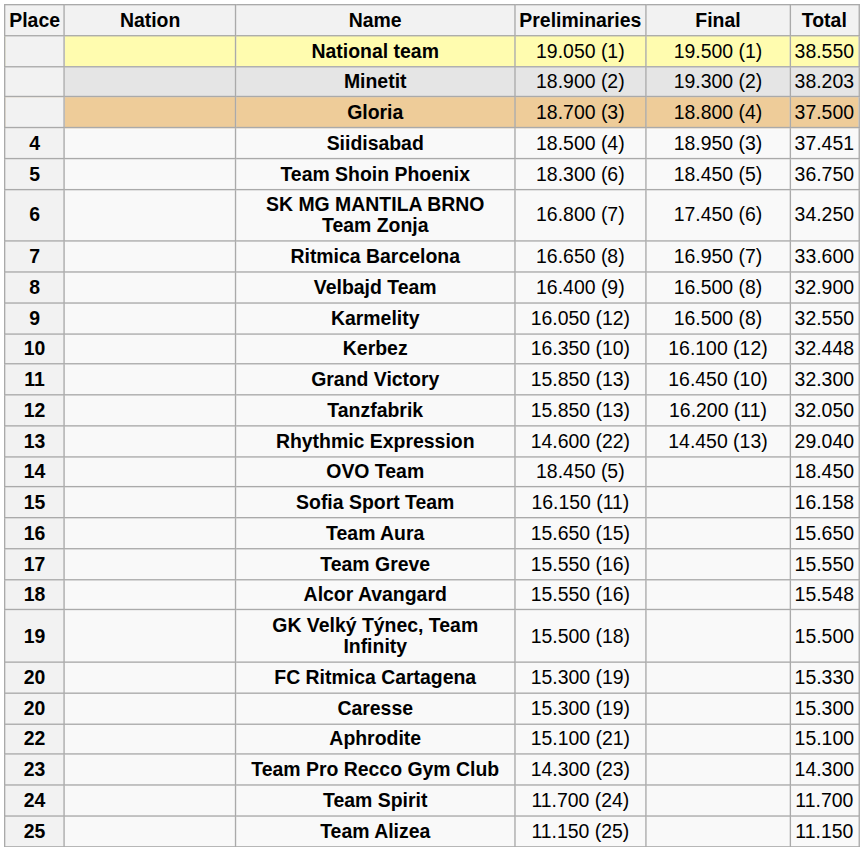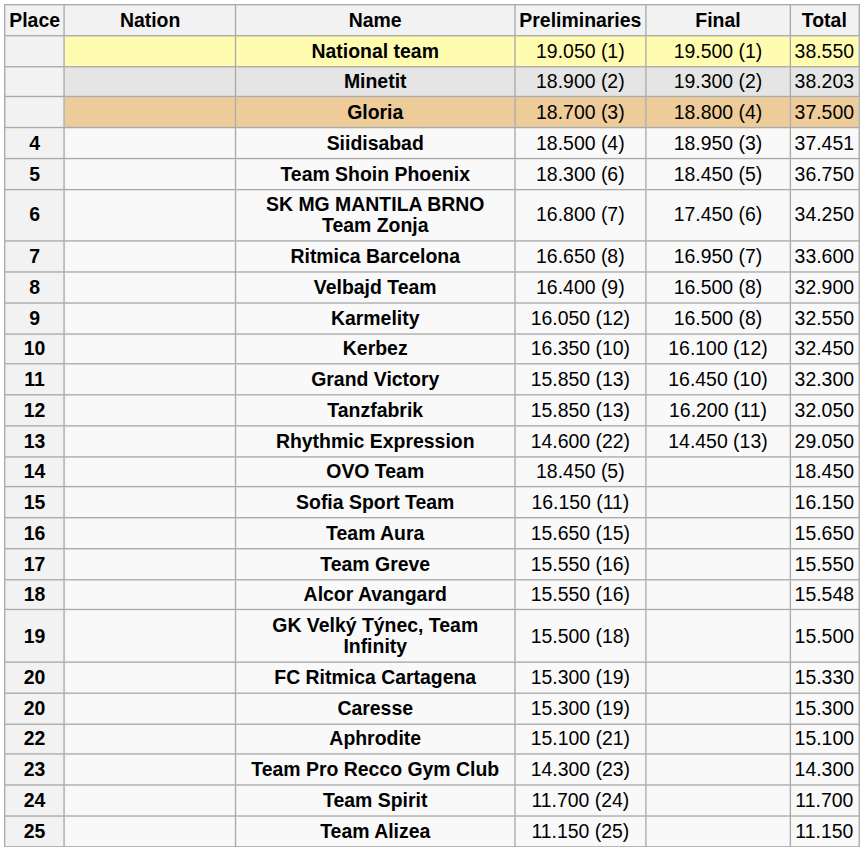(824, 349) 32.448 -> (824, 349) 32.450
(824, 441) 29.040 -> (824, 441) 29.050
(824, 503) 16.158 -> (824, 503) 16.150
